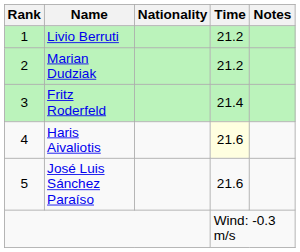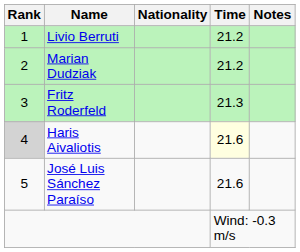(230, 102) 21.4 -> (230, 102) 21.3
(24, 139) no background -> (24, 139) lightgrey background
